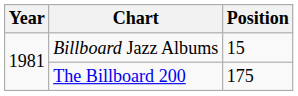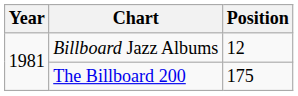(236, 47) 15 -> (236, 47) 12
